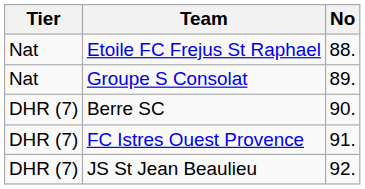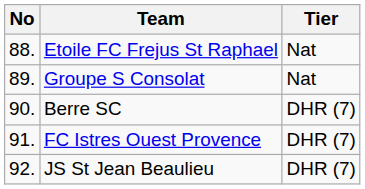columns swapped: (343, 19) <-> (44, 19)
